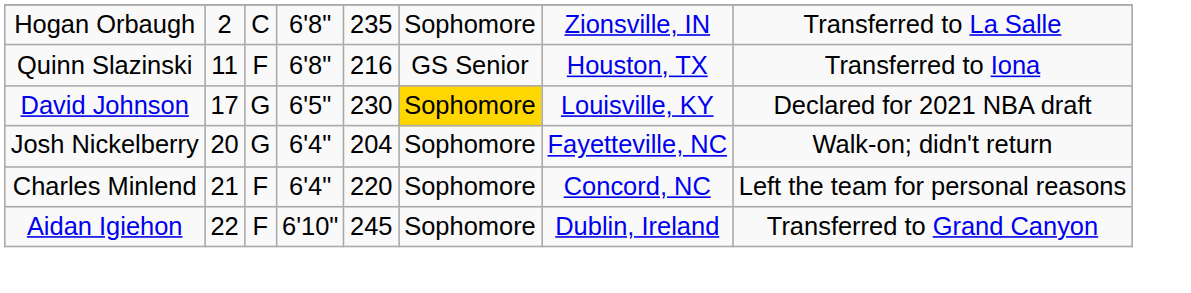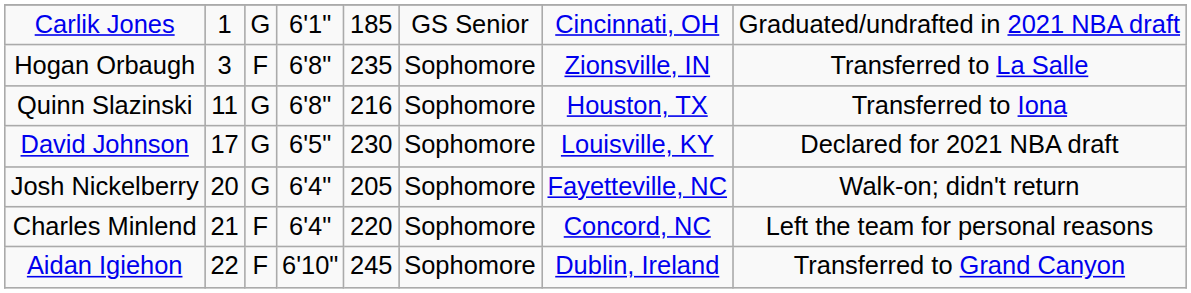+ row: (105, 24)
(225, 24) 2 -> (225, 65) 3
(260, 24) C -> (260, 65) F
(260, 65) F -> (260, 105) G
(470, 65) GS Senior -> (470, 105) Sophomore
(470, 105) gold background -> (470, 145) no background
(371, 145) 204 -> (371, 186) 205
